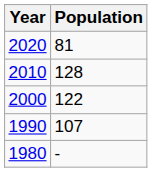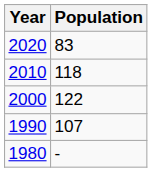(64, 45) 81 -> (64, 45) 83
(69, 72) 128 -> (68, 72) 118
